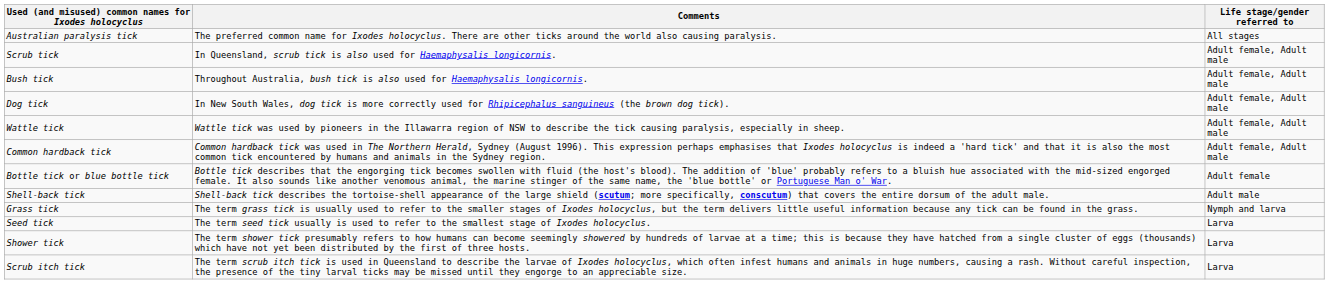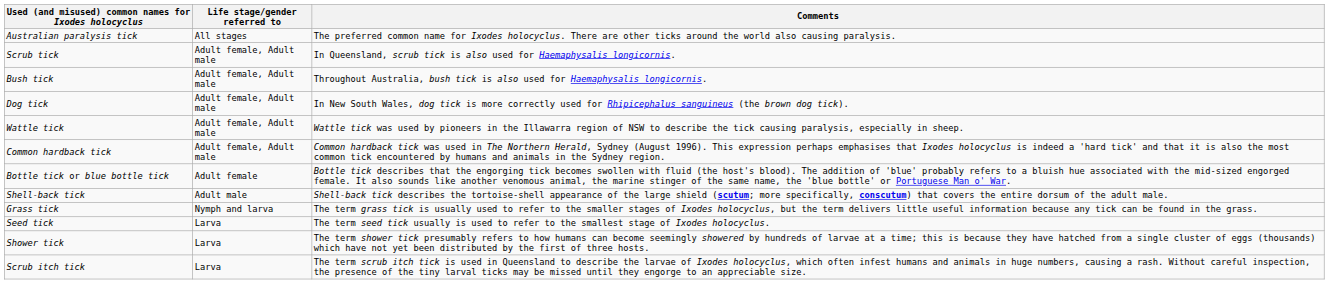columns swapped: (1265, 16) <-> (699, 16)
